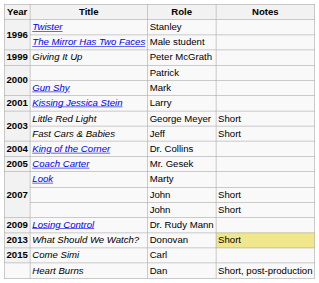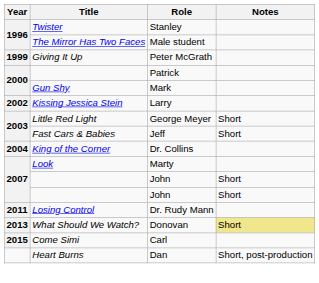(17, 103) 2001 -> (17, 103) 2002
- row: (61, 164)
(17, 225) 2009 -> (17, 210) 2011
